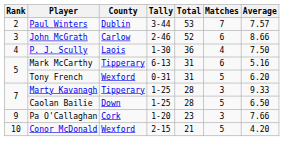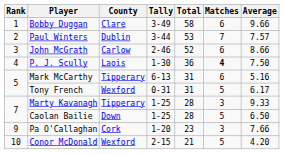+ row: (59, 24)
(222, 50) normal -> (222, 63) bold
(260, 77) 6.20 -> (260, 90) 6.17
